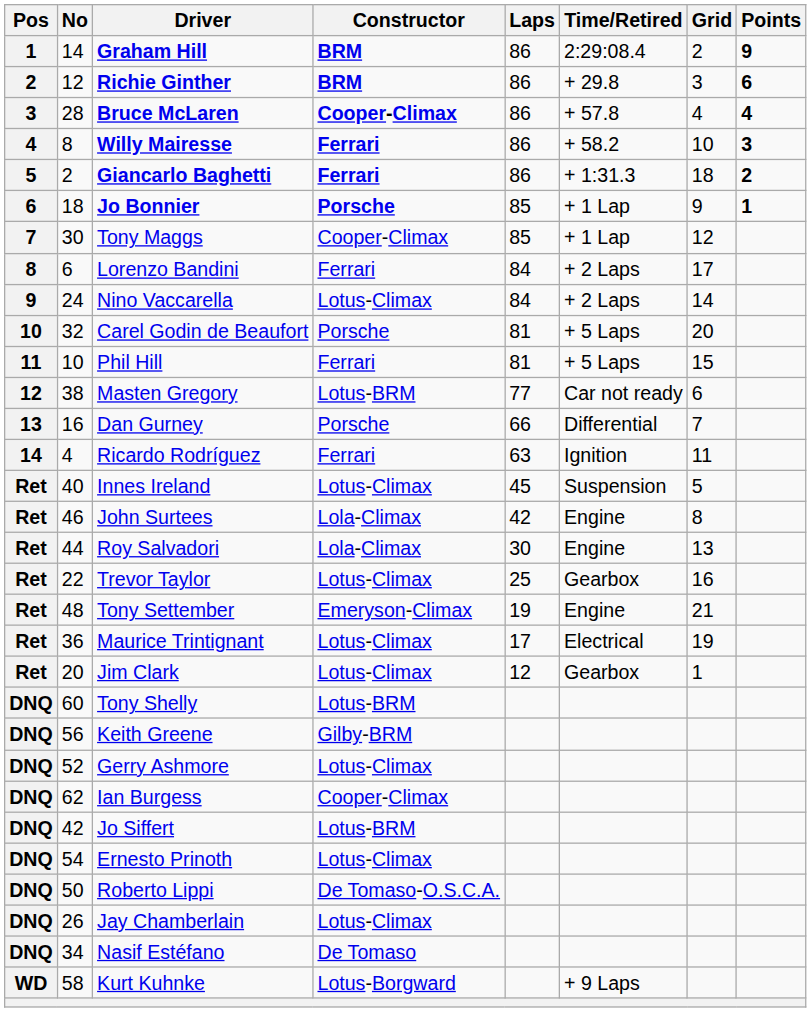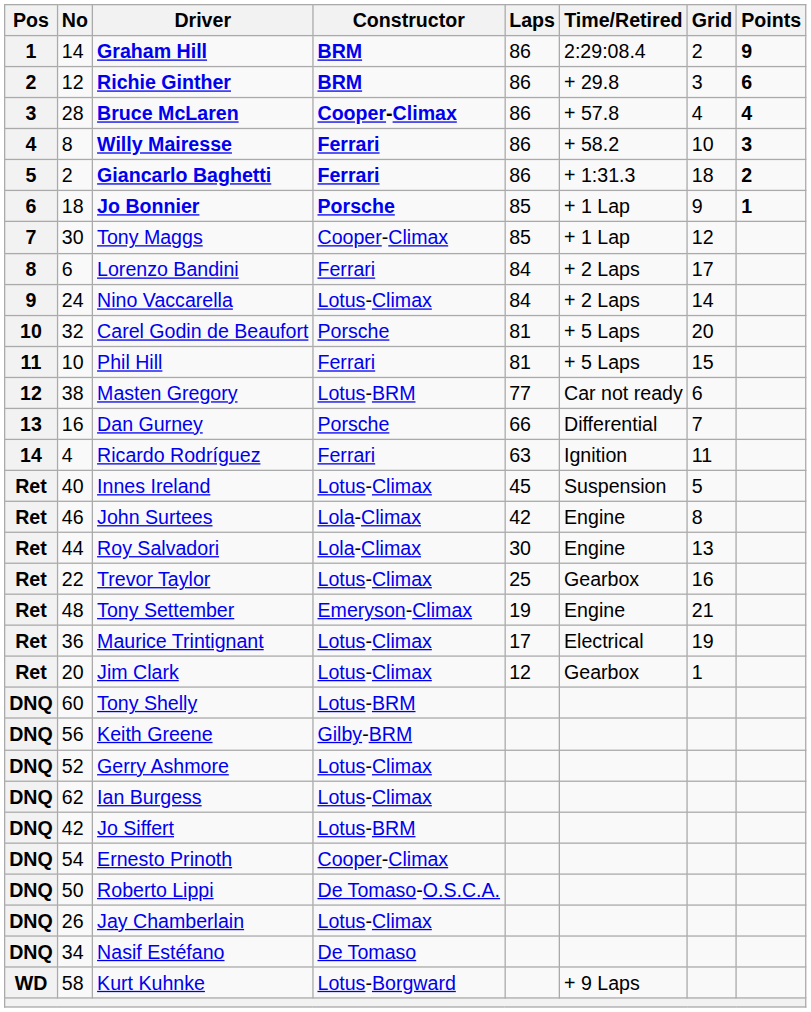(383, 796) Cooper-Climax -> (375, 796) Lotus-Climax
(375, 858) Lotus-Climax -> (383, 858) Cooper-Climax
